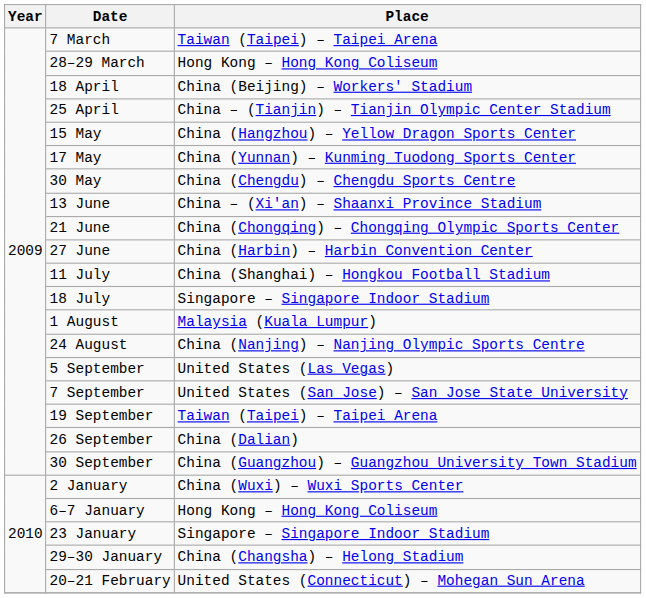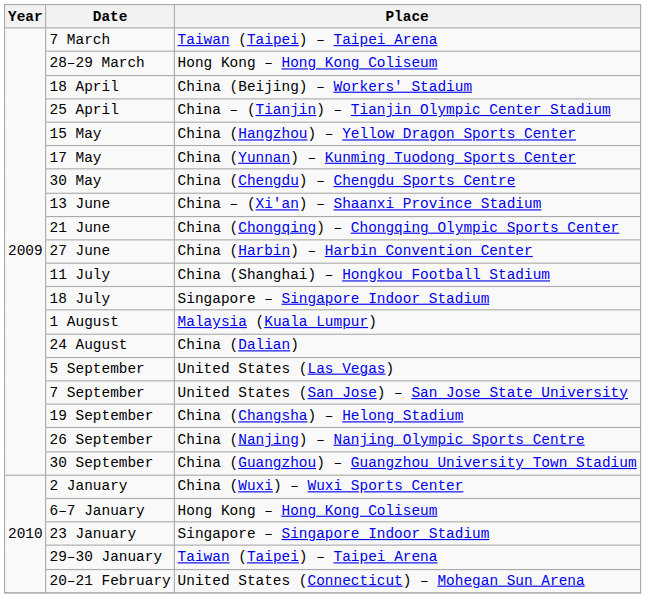(381, 346) China (Nanjing) – Nanjing Olympic Sports Centre -> (238, 346) China (Dalian)
(308, 416) Taiwan (Taipei) – Taipei Arena -> (321, 416) China (Changsha) – Helong Stadium
(238, 440) China (Dalian) -> (381, 440) China (Nanjing) – Nanjing Olympic Sports Centre
(321, 557) China (Changsha) – Helong Stadium -> (308, 557) Taiwan (Taipei) – Taipei Arena
